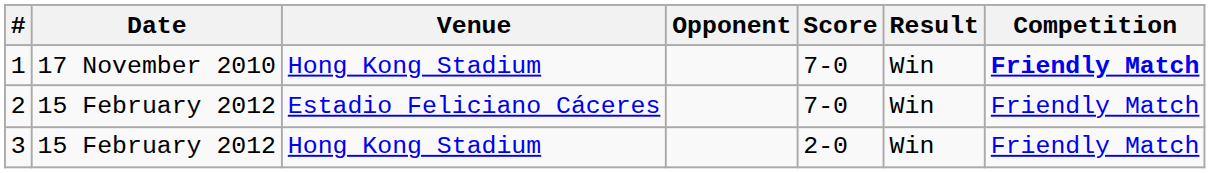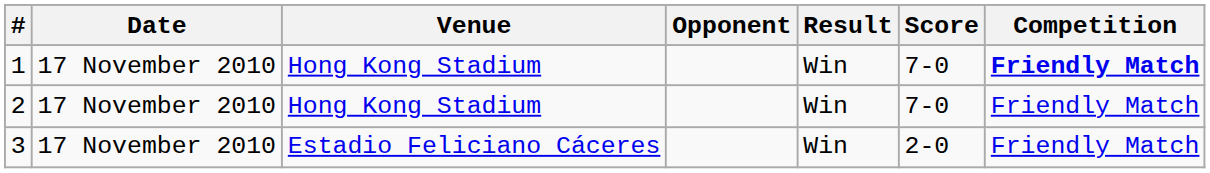columns swapped: (841, 25) <-> (934, 25)
(157, 106) 15 February 2012 -> (157, 106) 17 November 2010
(474, 106) Estadio Feliciano Cáceres -> (415, 106) Hong Kong Stadium
(157, 147) 15 February 2012 -> (157, 147) 17 November 2010
(415, 147) Hong Kong Stadium -> (474, 147) Estadio Feliciano Cáceres
